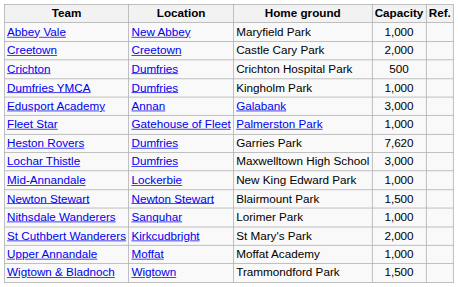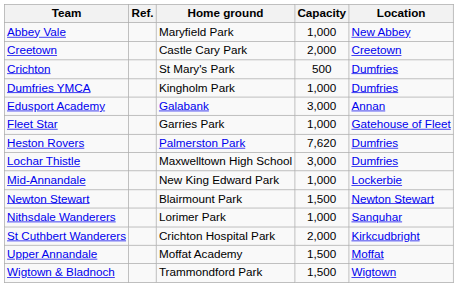columns swapped: (181, 13) <-> (440, 13)
(294, 69) Crichton Hospital Park -> (197, 69) St Mary's Park
(279, 124) Palmerston Park -> (192, 124) Garries Park
(269, 143) Garries Park -> (202, 143) Palmerston Park
(274, 236) St Mary's Park -> (217, 236) Crichton Hospital Park
(399, 254) 1,000 -> (322, 254) 1,500
